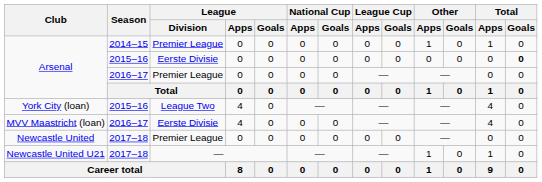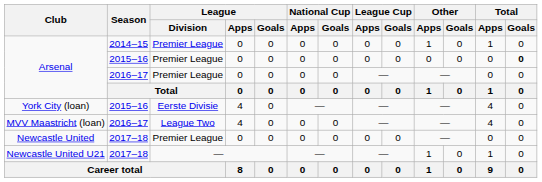(188, 59) Eerste Divisie -> (188, 59) Premier League
(188, 106) League Two -> (188, 106) Eerste Divisie
(188, 122) Eerste Divisie -> (188, 122) League Two
